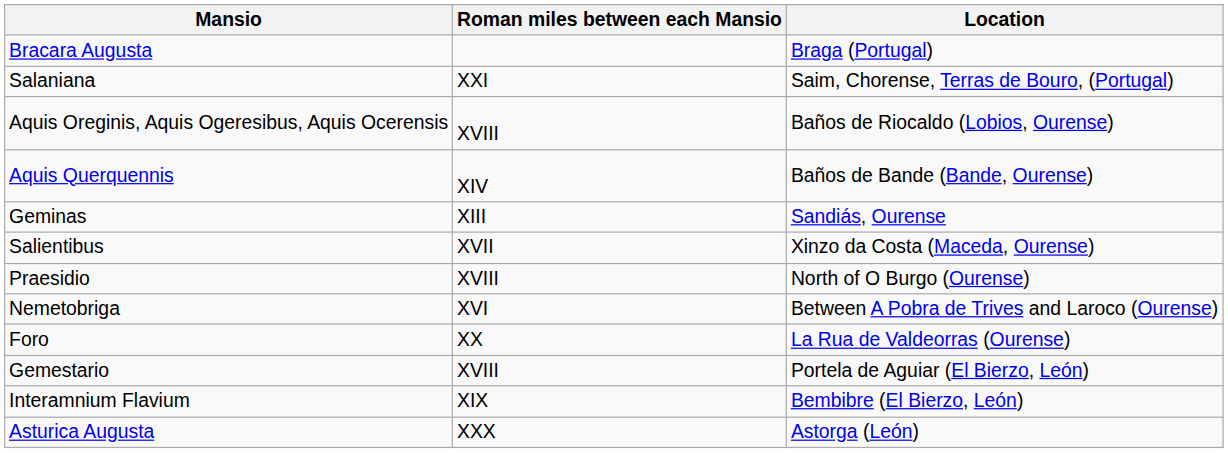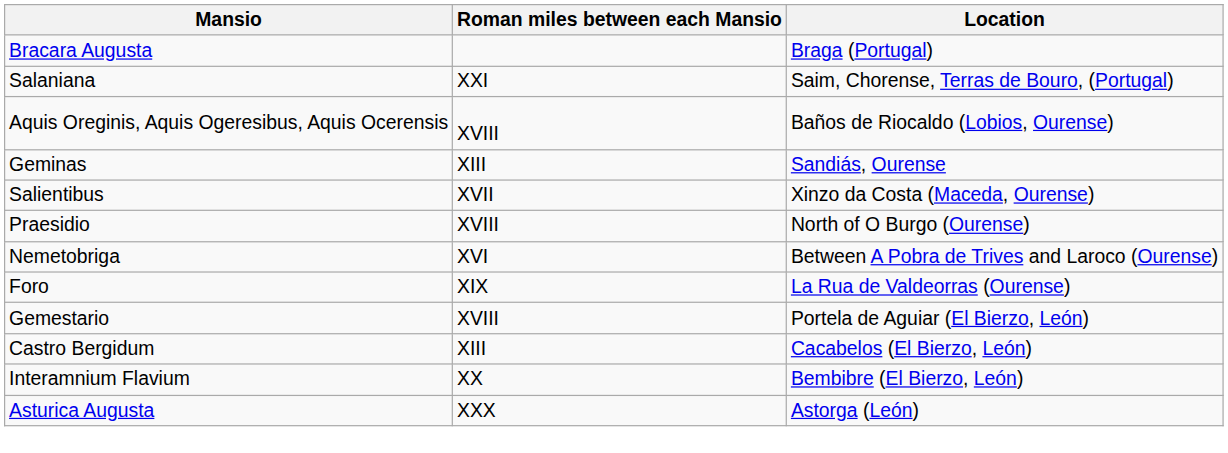- row: (91, 175)
(470, 339) XX -> (473, 287) XIX
+ row: (82, 348)
(473, 401) XIX -> (470, 379) XX
